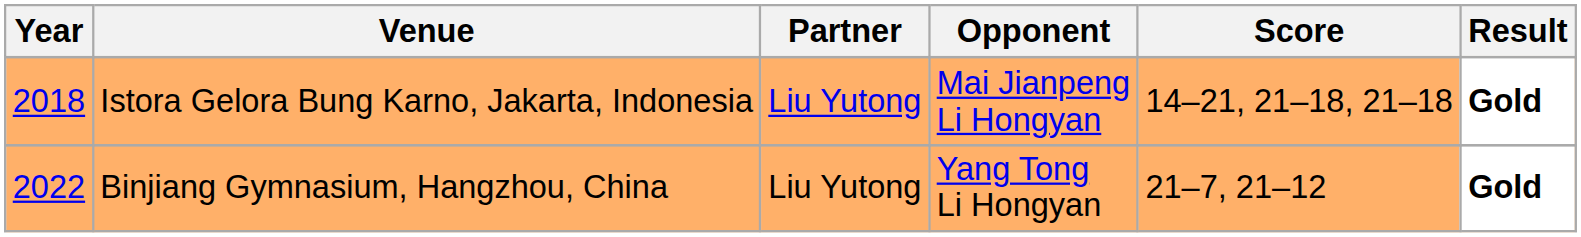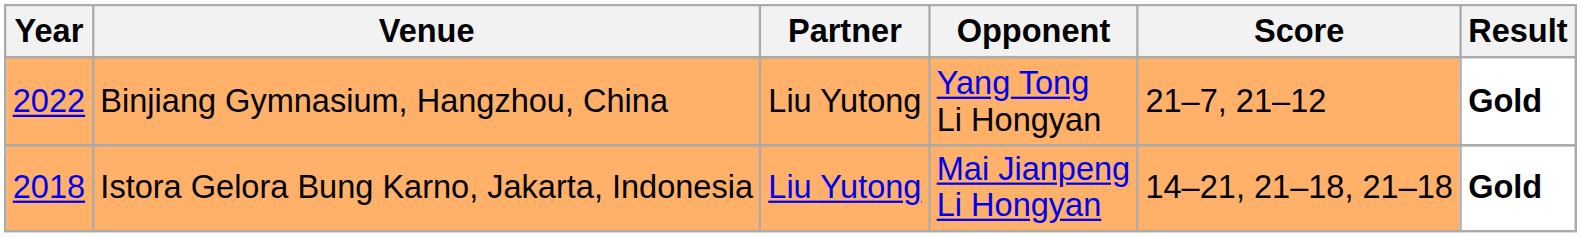rows swapped: (427, 101) <-> (384, 188)
